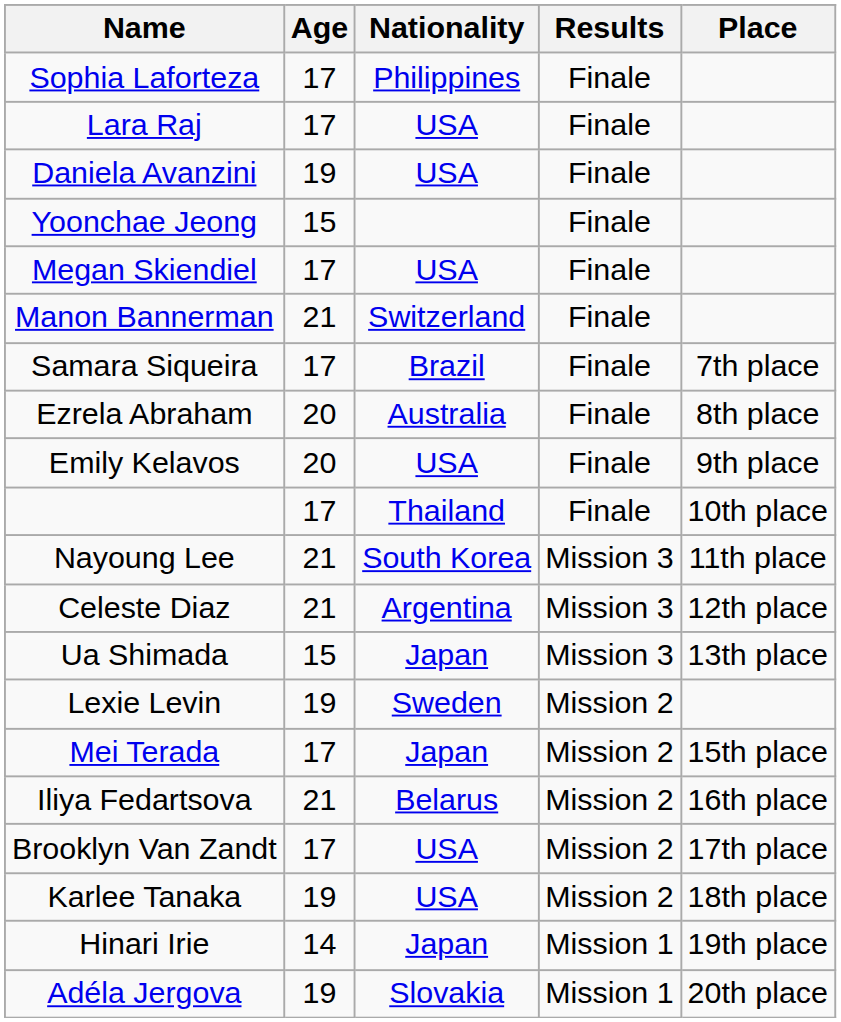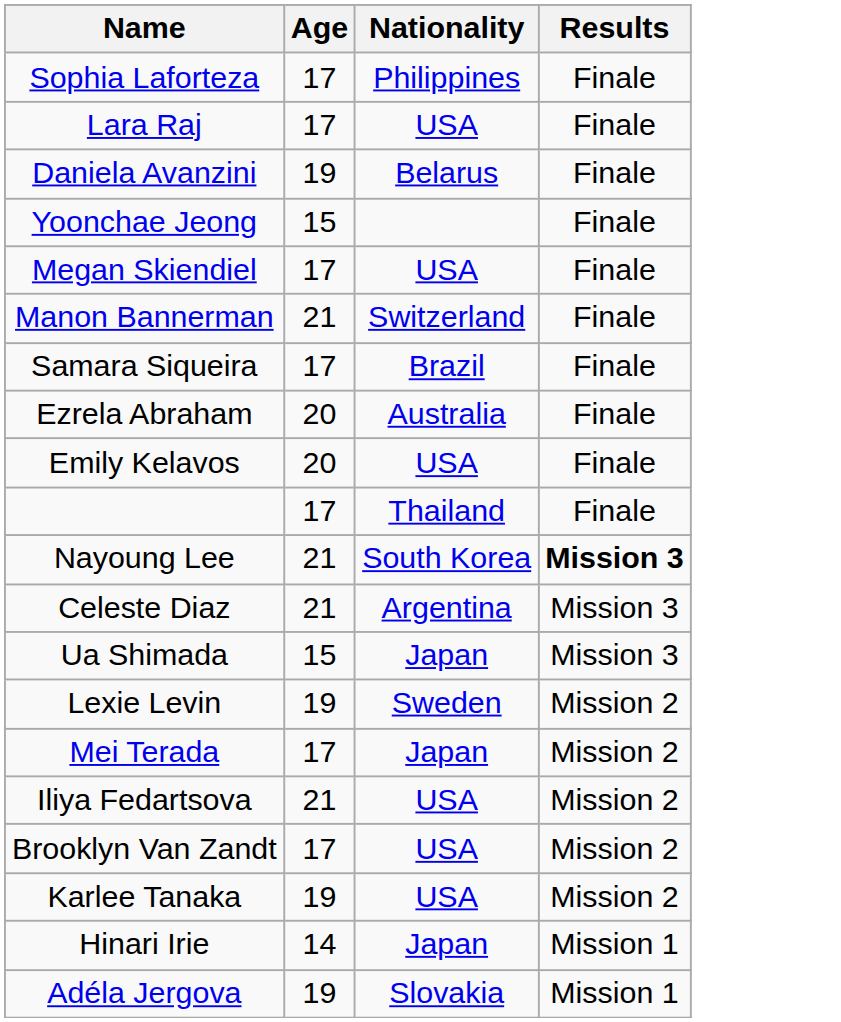- column: (758, 28)
(447, 173) USA -> (447, 173) Belarus
(609, 558) normal -> (614, 558) bold
(447, 800) Belarus -> (447, 800) USA
